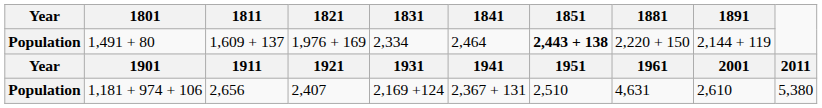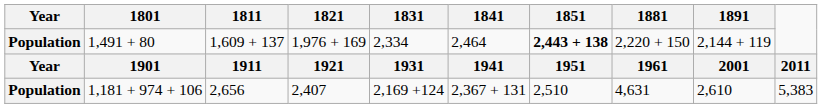(796, 90) 5,380 -> (796, 90) 5,383
